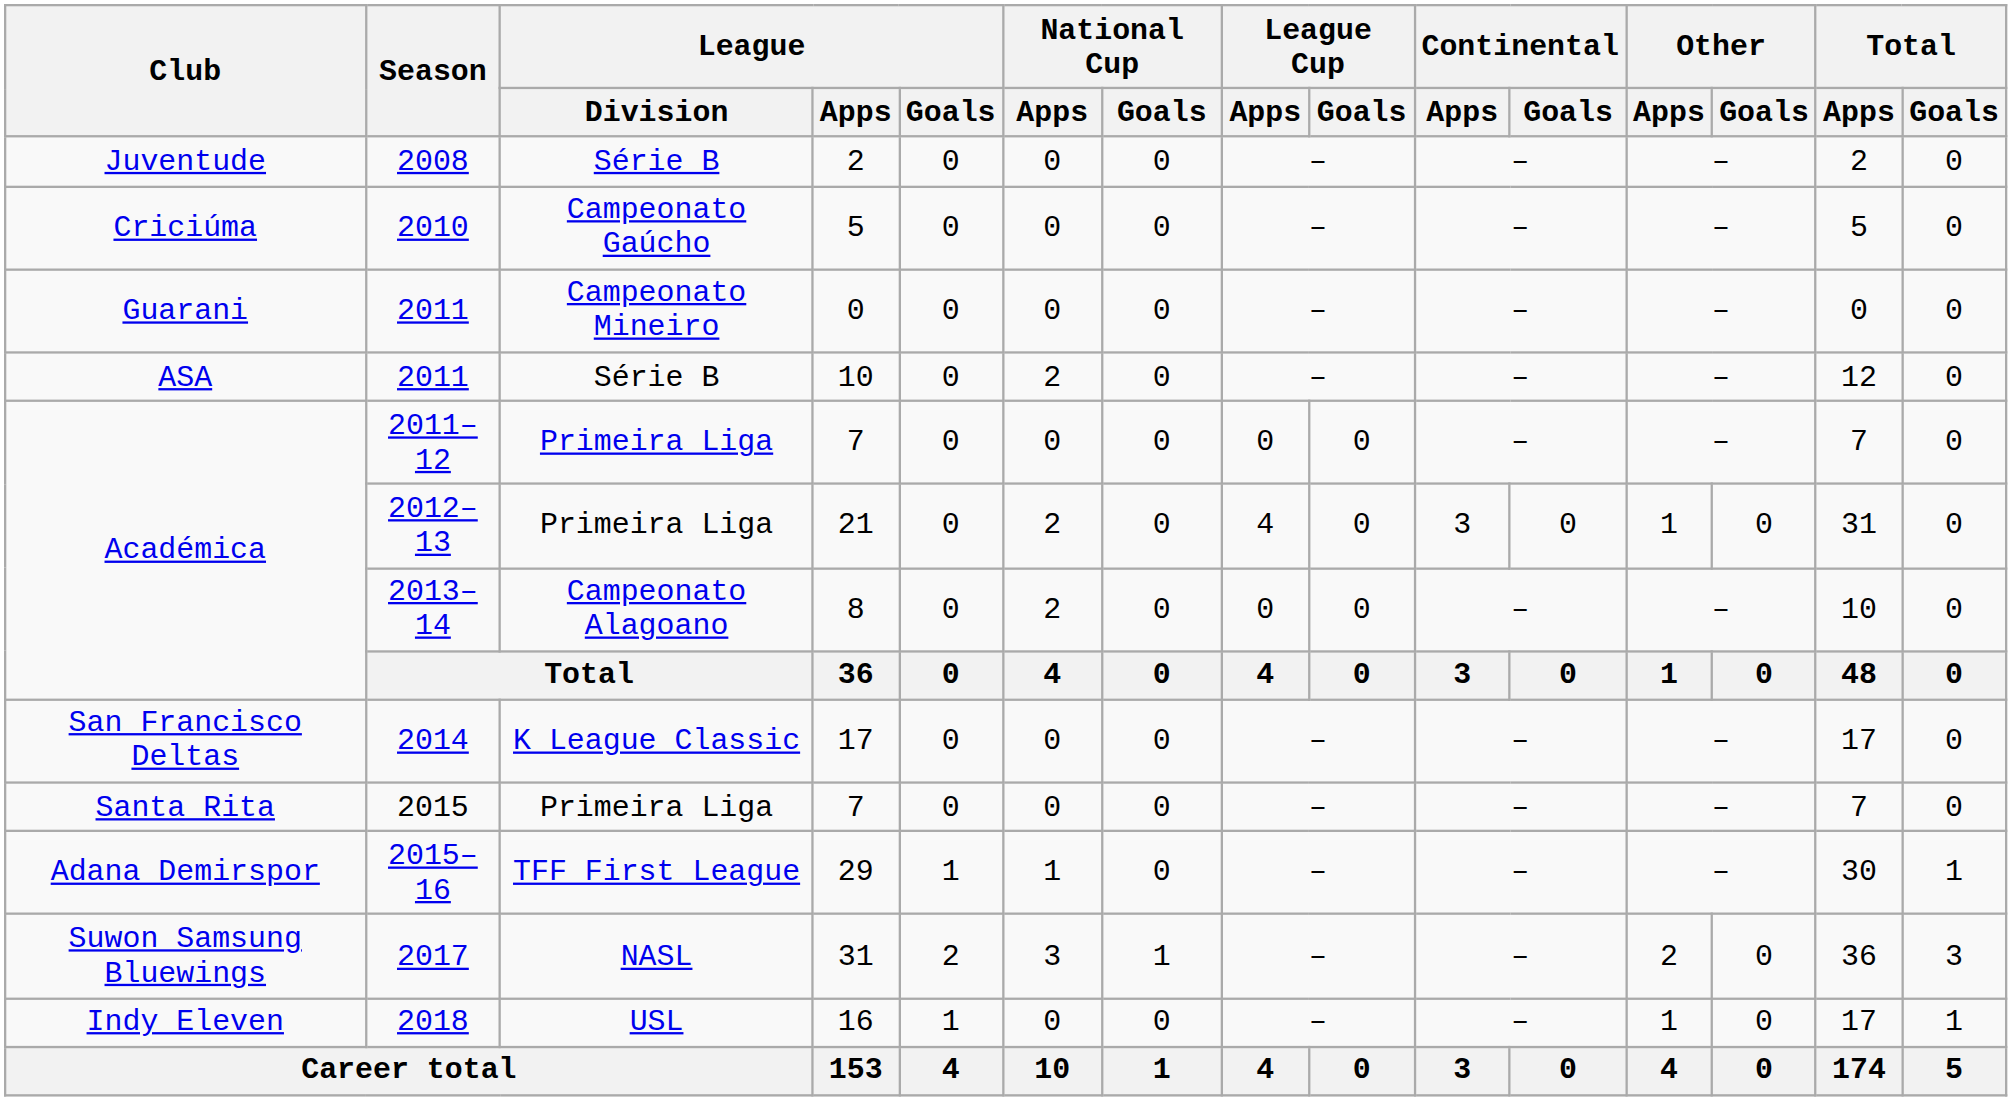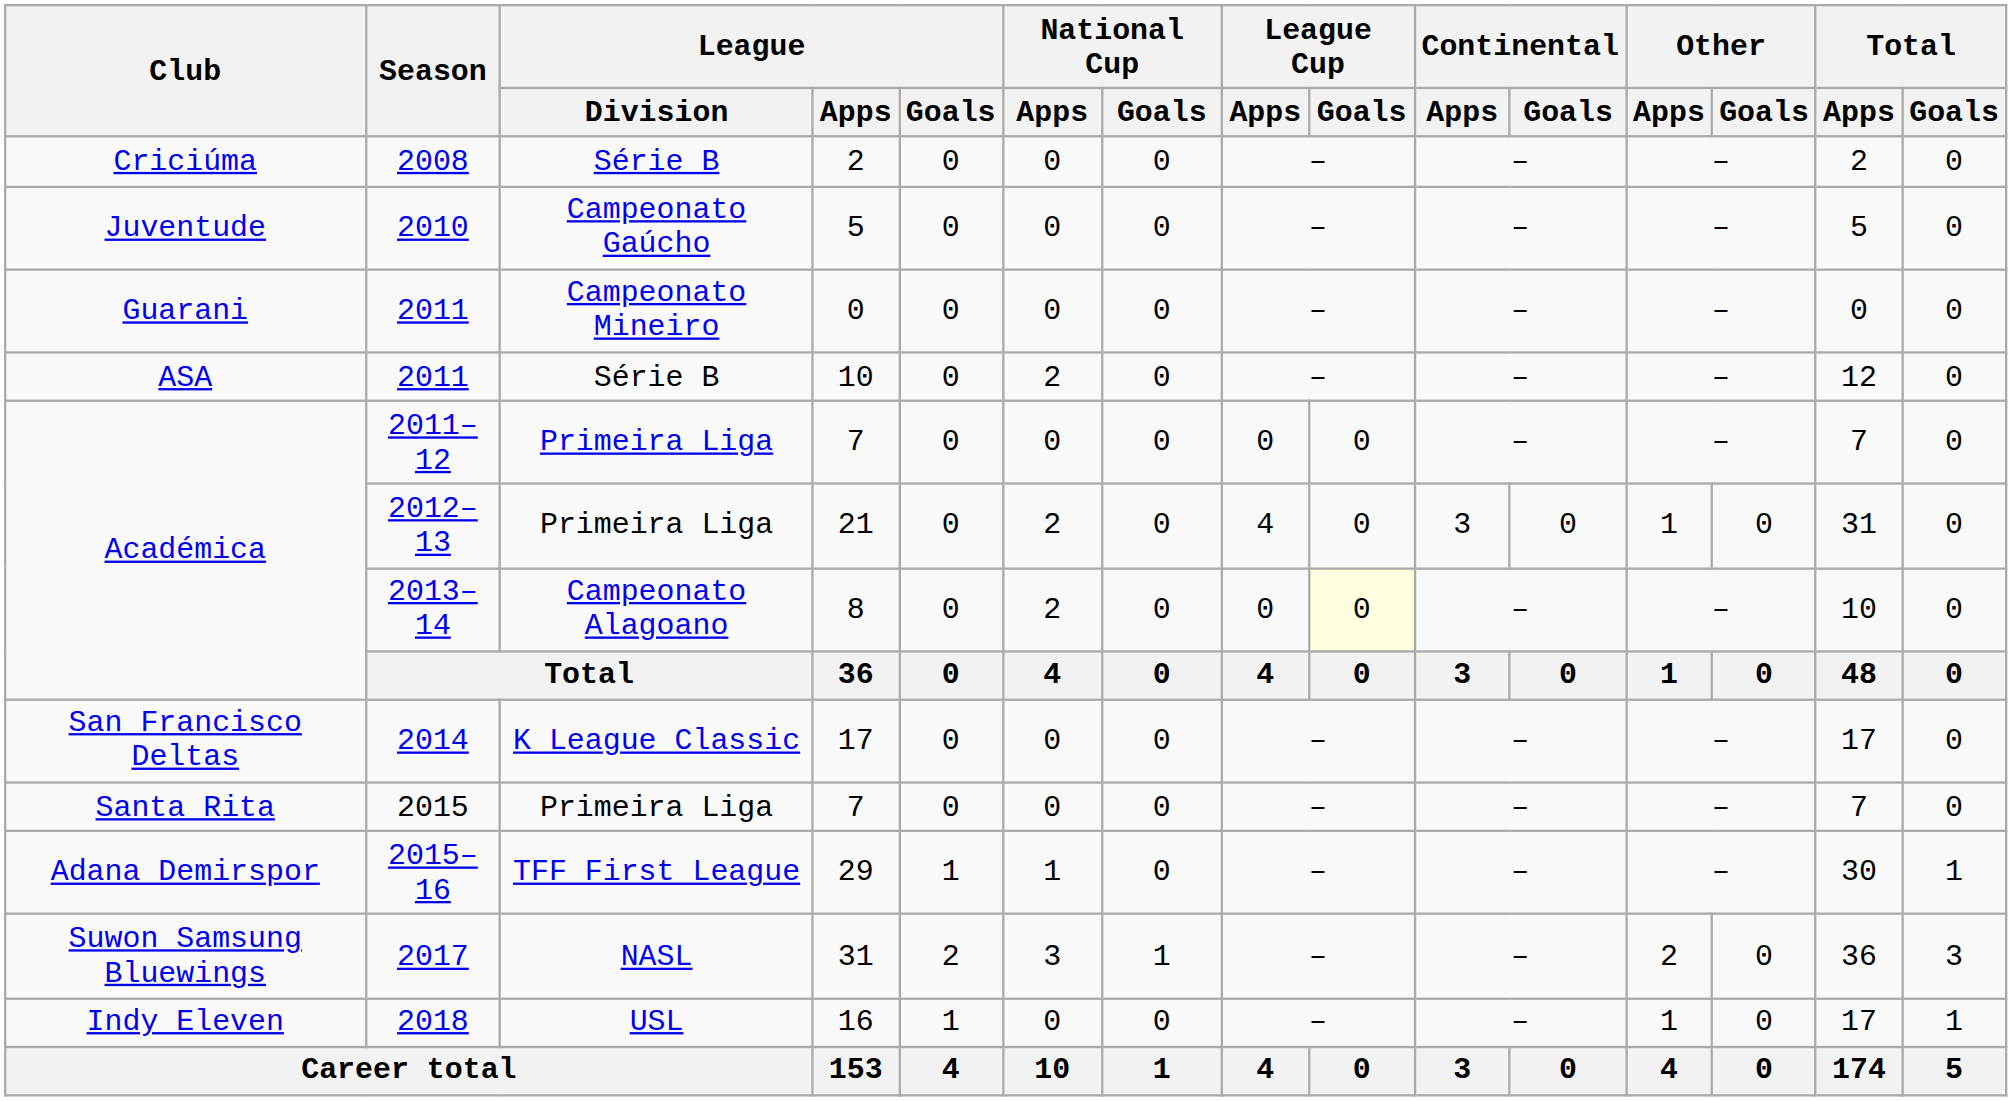(185, 161) Juventude -> (185, 161) Criciúma
(185, 227) Criciúma -> (185, 227) Juventude
(1362, 609) no background -> (1362, 609) lightyellow background
